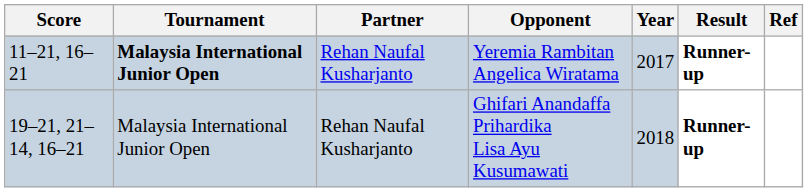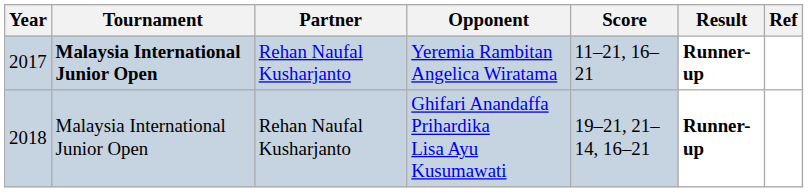columns swapped: (655, 20) <-> (59, 20)
